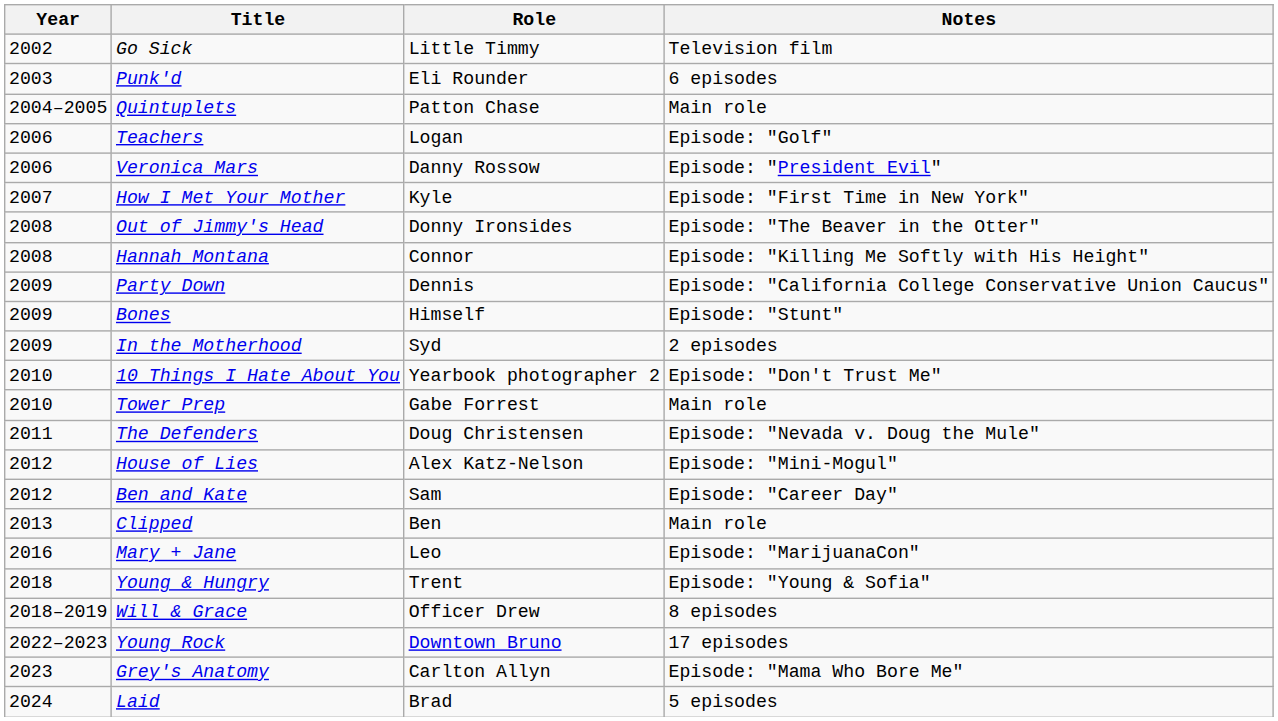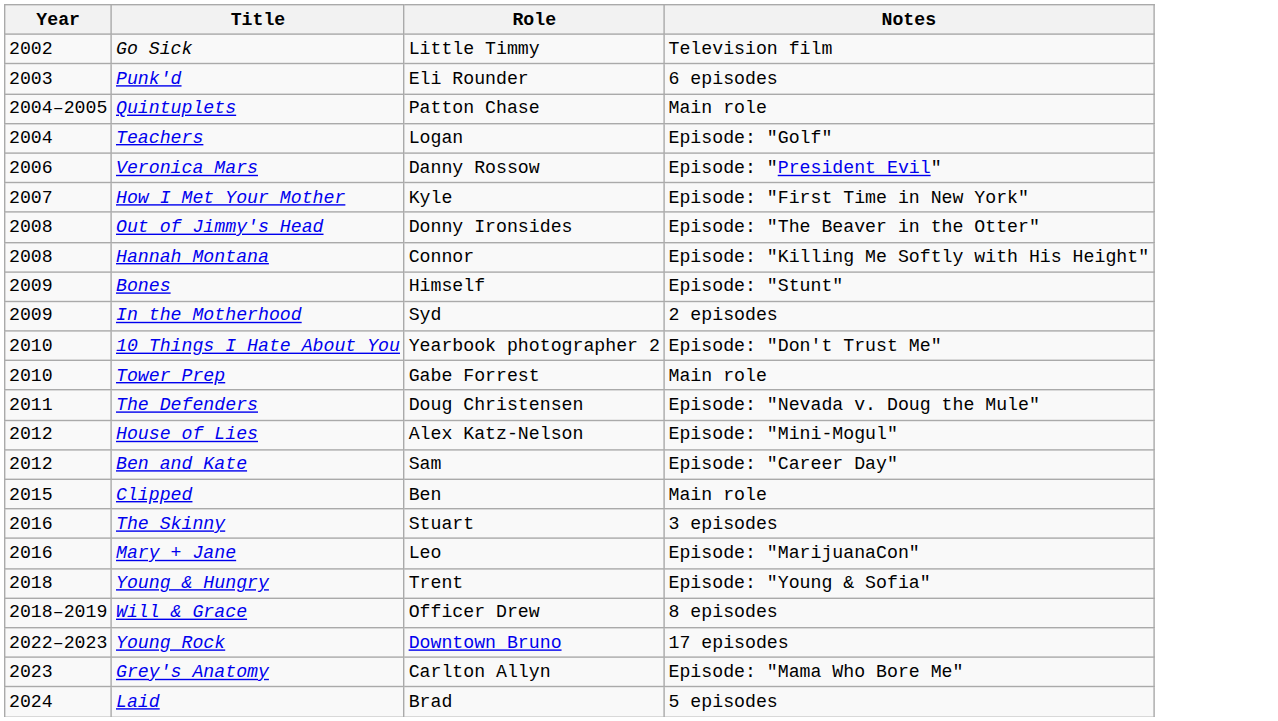(31, 138) 2006 -> (31, 138) 2004
- row: (171, 286)
(31, 524) 2013 -> (31, 494) 2015
+ row: (171, 524)
